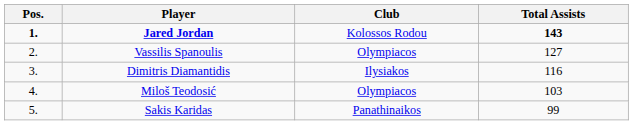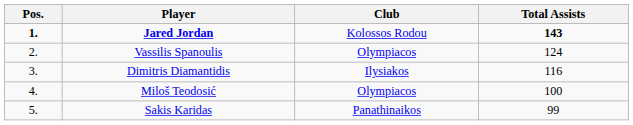(553, 52) 127 -> (553, 52) 124
(553, 91) 103 -> (553, 91) 100
